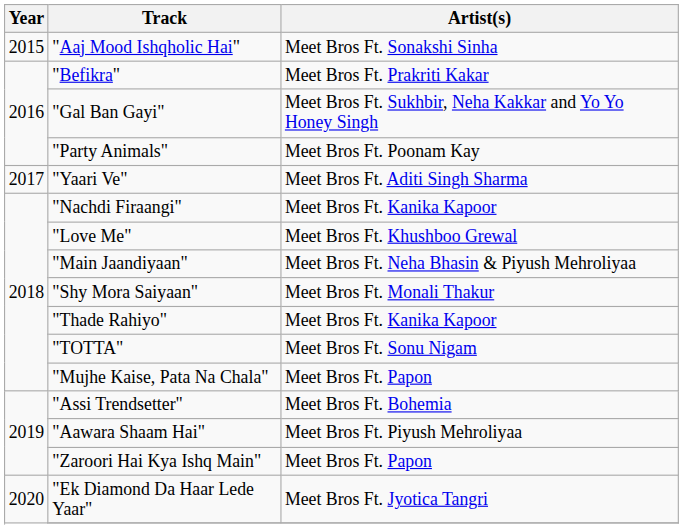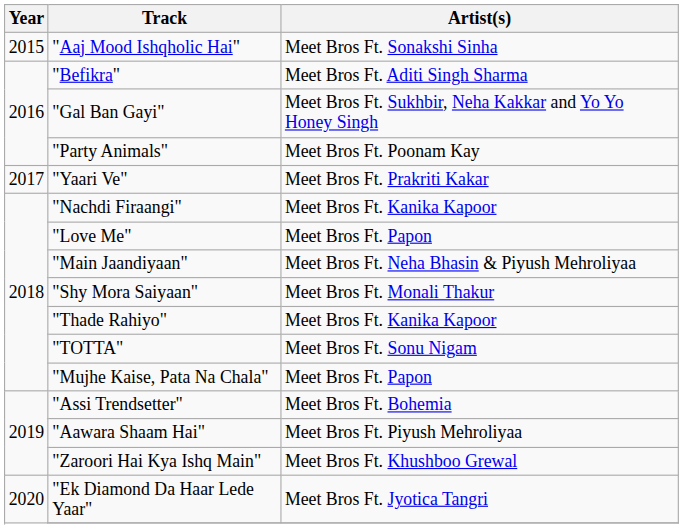(387, 74) Meet Bros Ft. Prakriti Kakar -> (406, 74) Meet Bros Ft. Aditi Singh Sharma
(406, 179) Meet Bros Ft. Aditi Singh Sharma -> (387, 179) Meet Bros Ft. Prakriti Kakar
(401, 235) Meet Bros Ft. Khushboo Grewal -> (358, 235) Meet Bros Ft. Papon
(358, 461) Meet Bros Ft. Papon -> (401, 461) Meet Bros Ft. Khushboo Grewal
